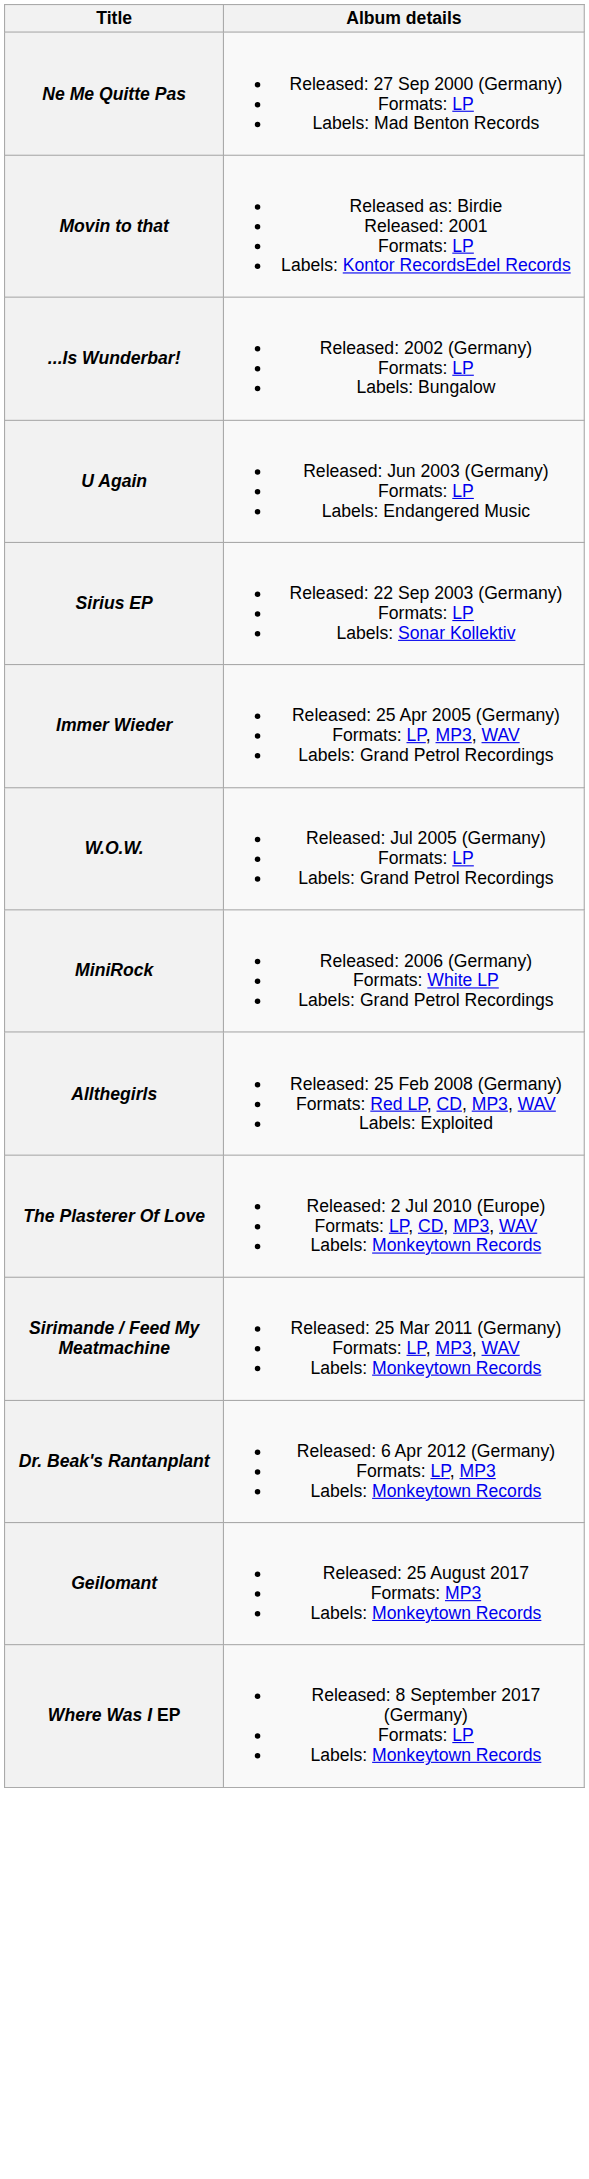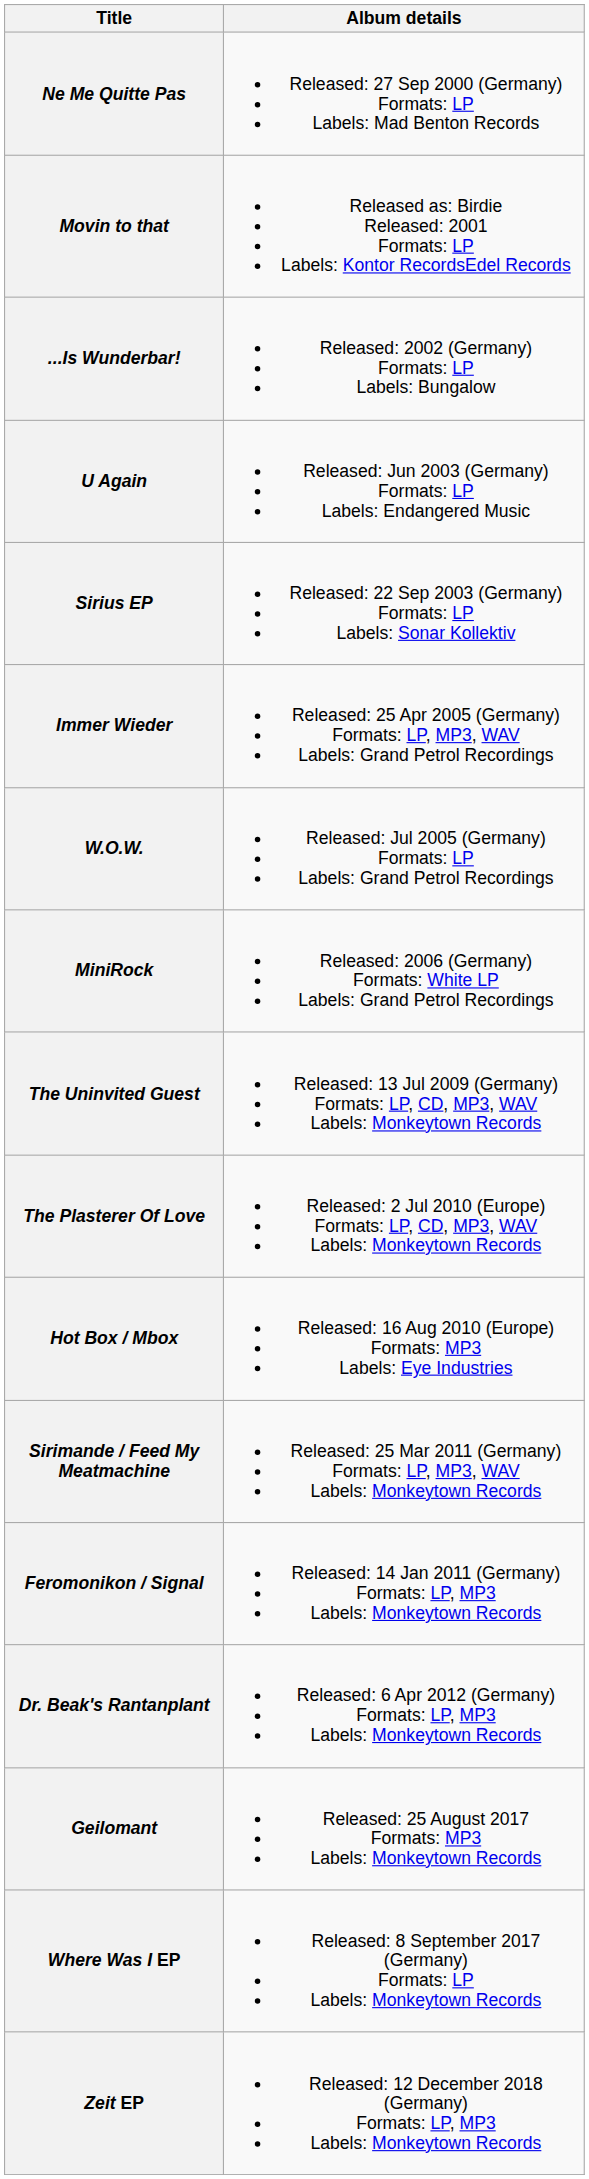- row: (114, 1093)
+ row: (114, 1093)
+ row: (114, 1338)
+ row: (114, 1583)
+ row: (114, 2103)
